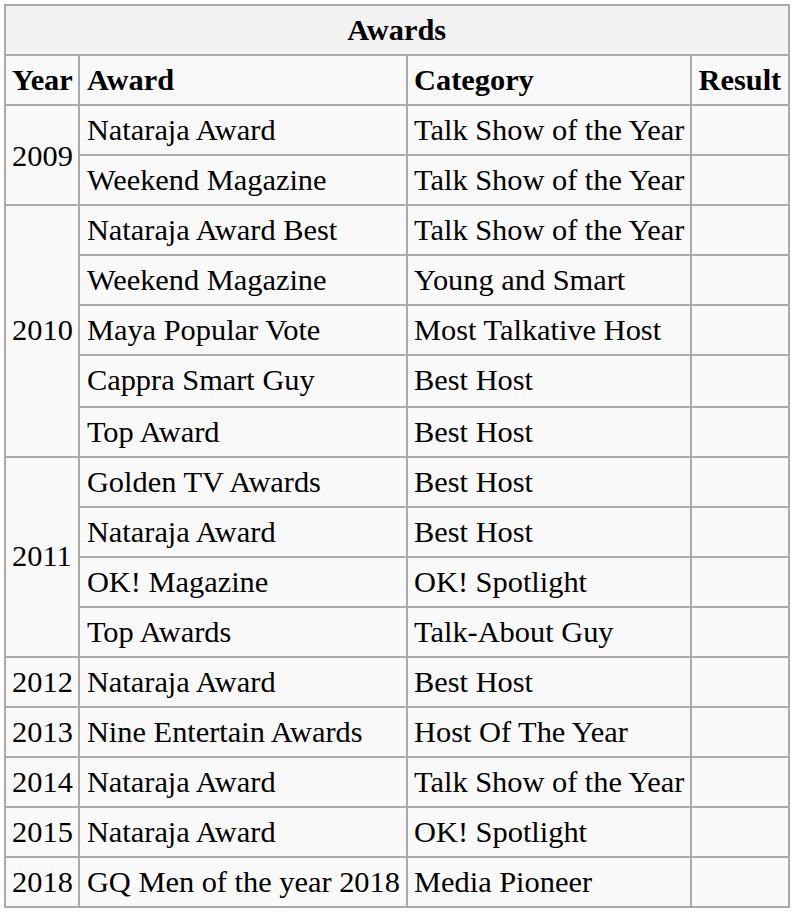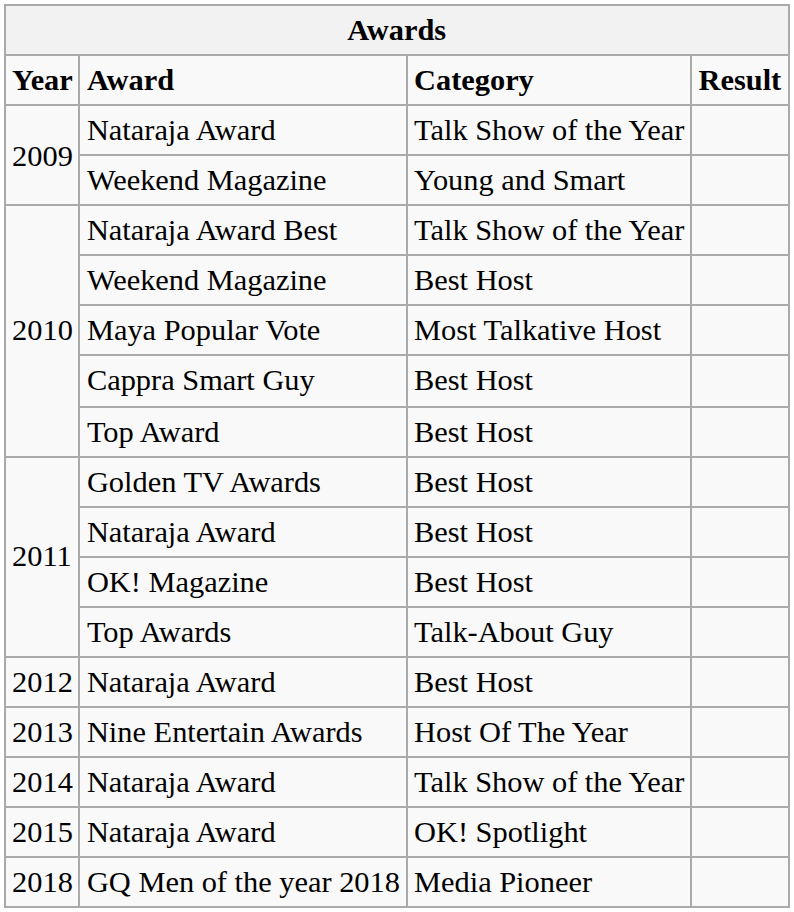(549, 180) Talk Show of the Year -> (520, 180) Young and Smart
(520, 280) Young and Smart -> (474, 280) Best Host
(501, 581) OK! Spotlight -> (474, 581) Best Host
